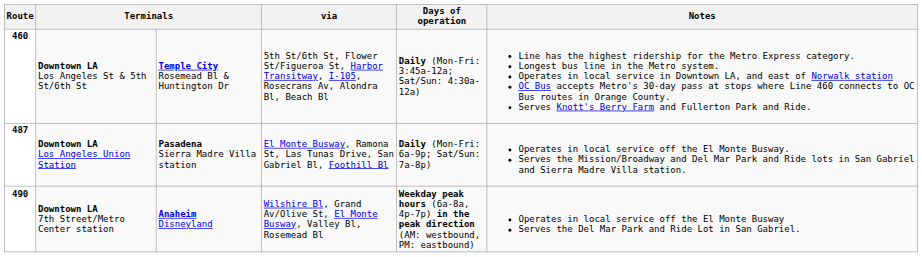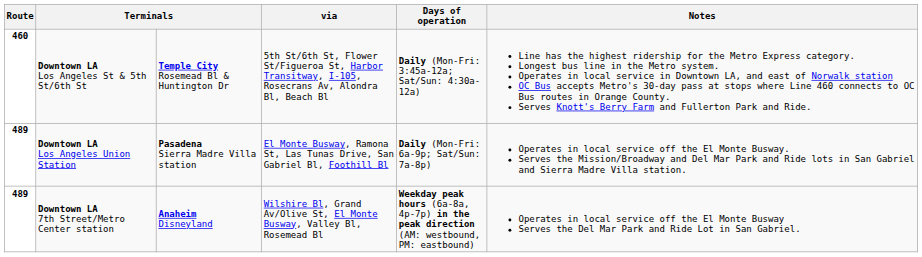(20, 131) 487 -> (20, 131) 489
(20, 194) 490 -> (20, 194) 489
